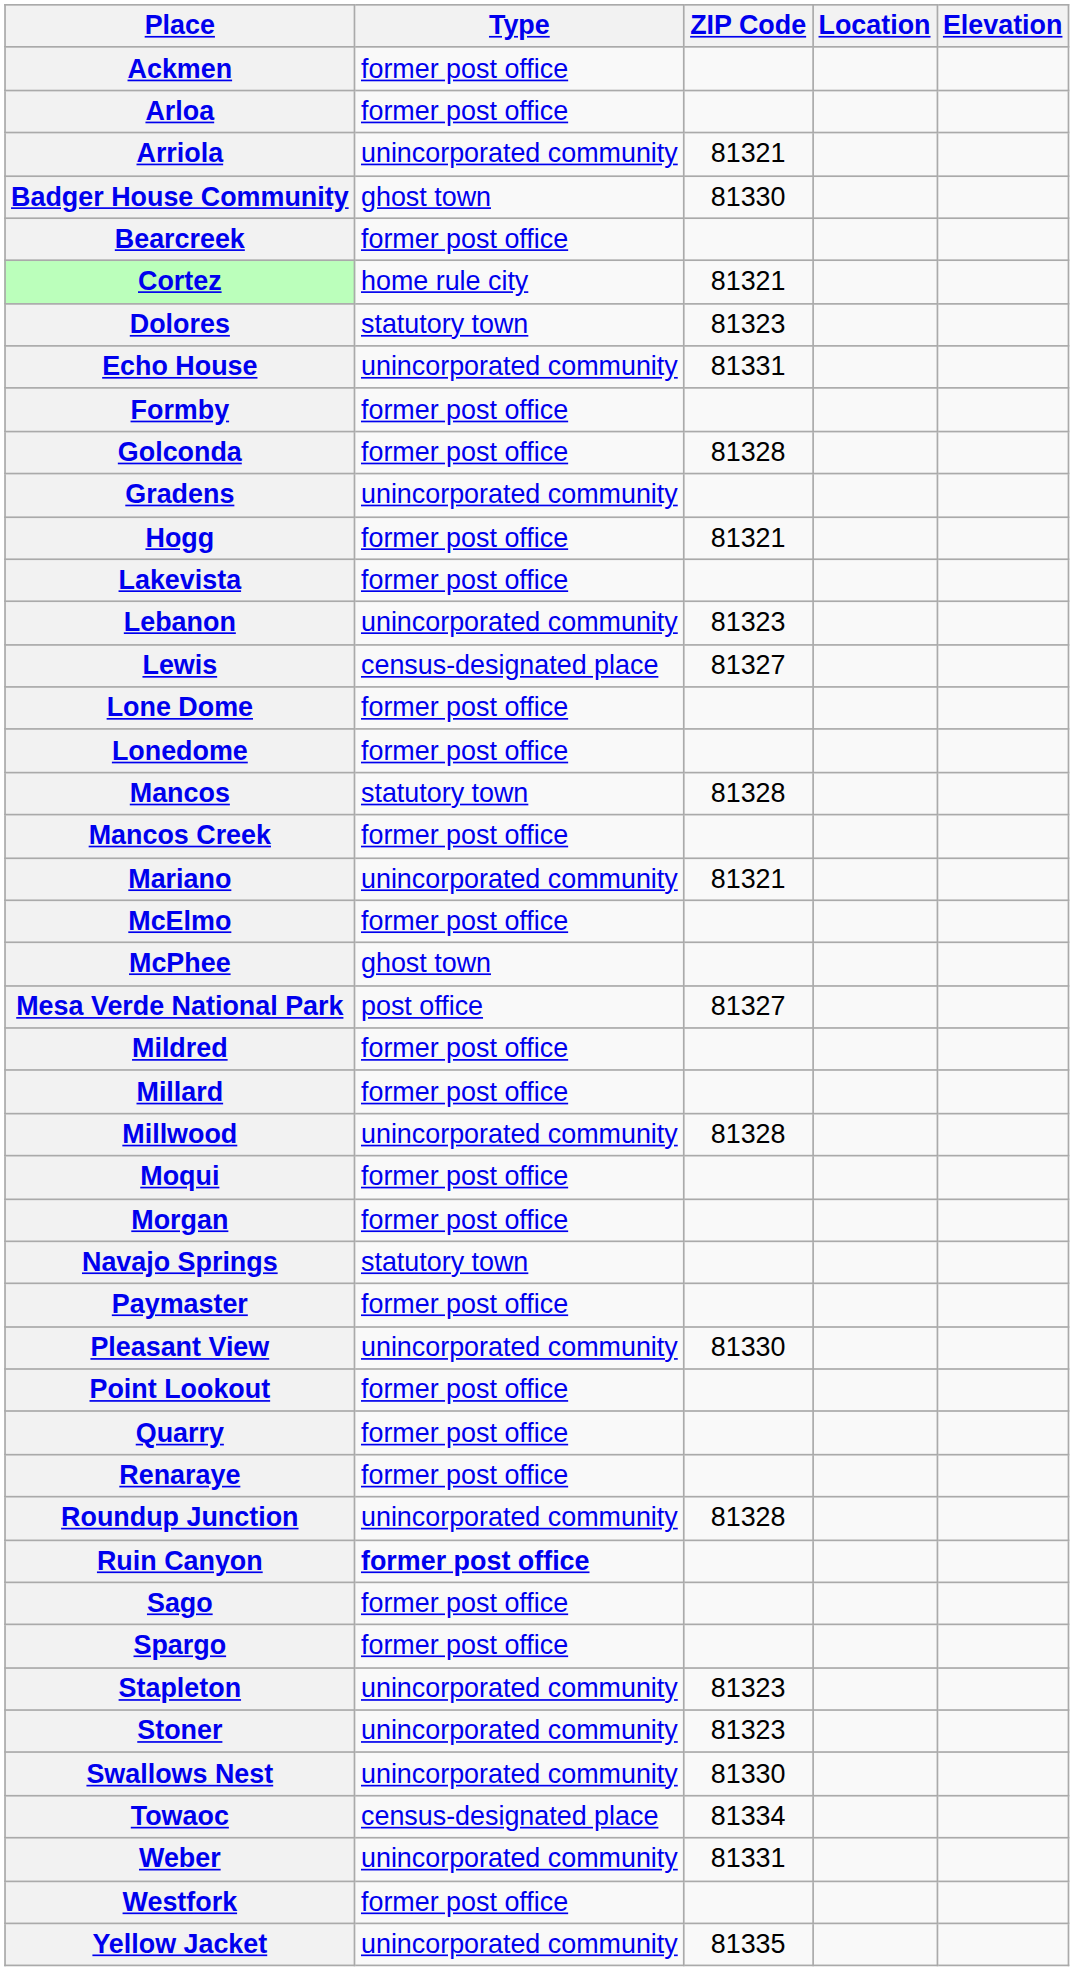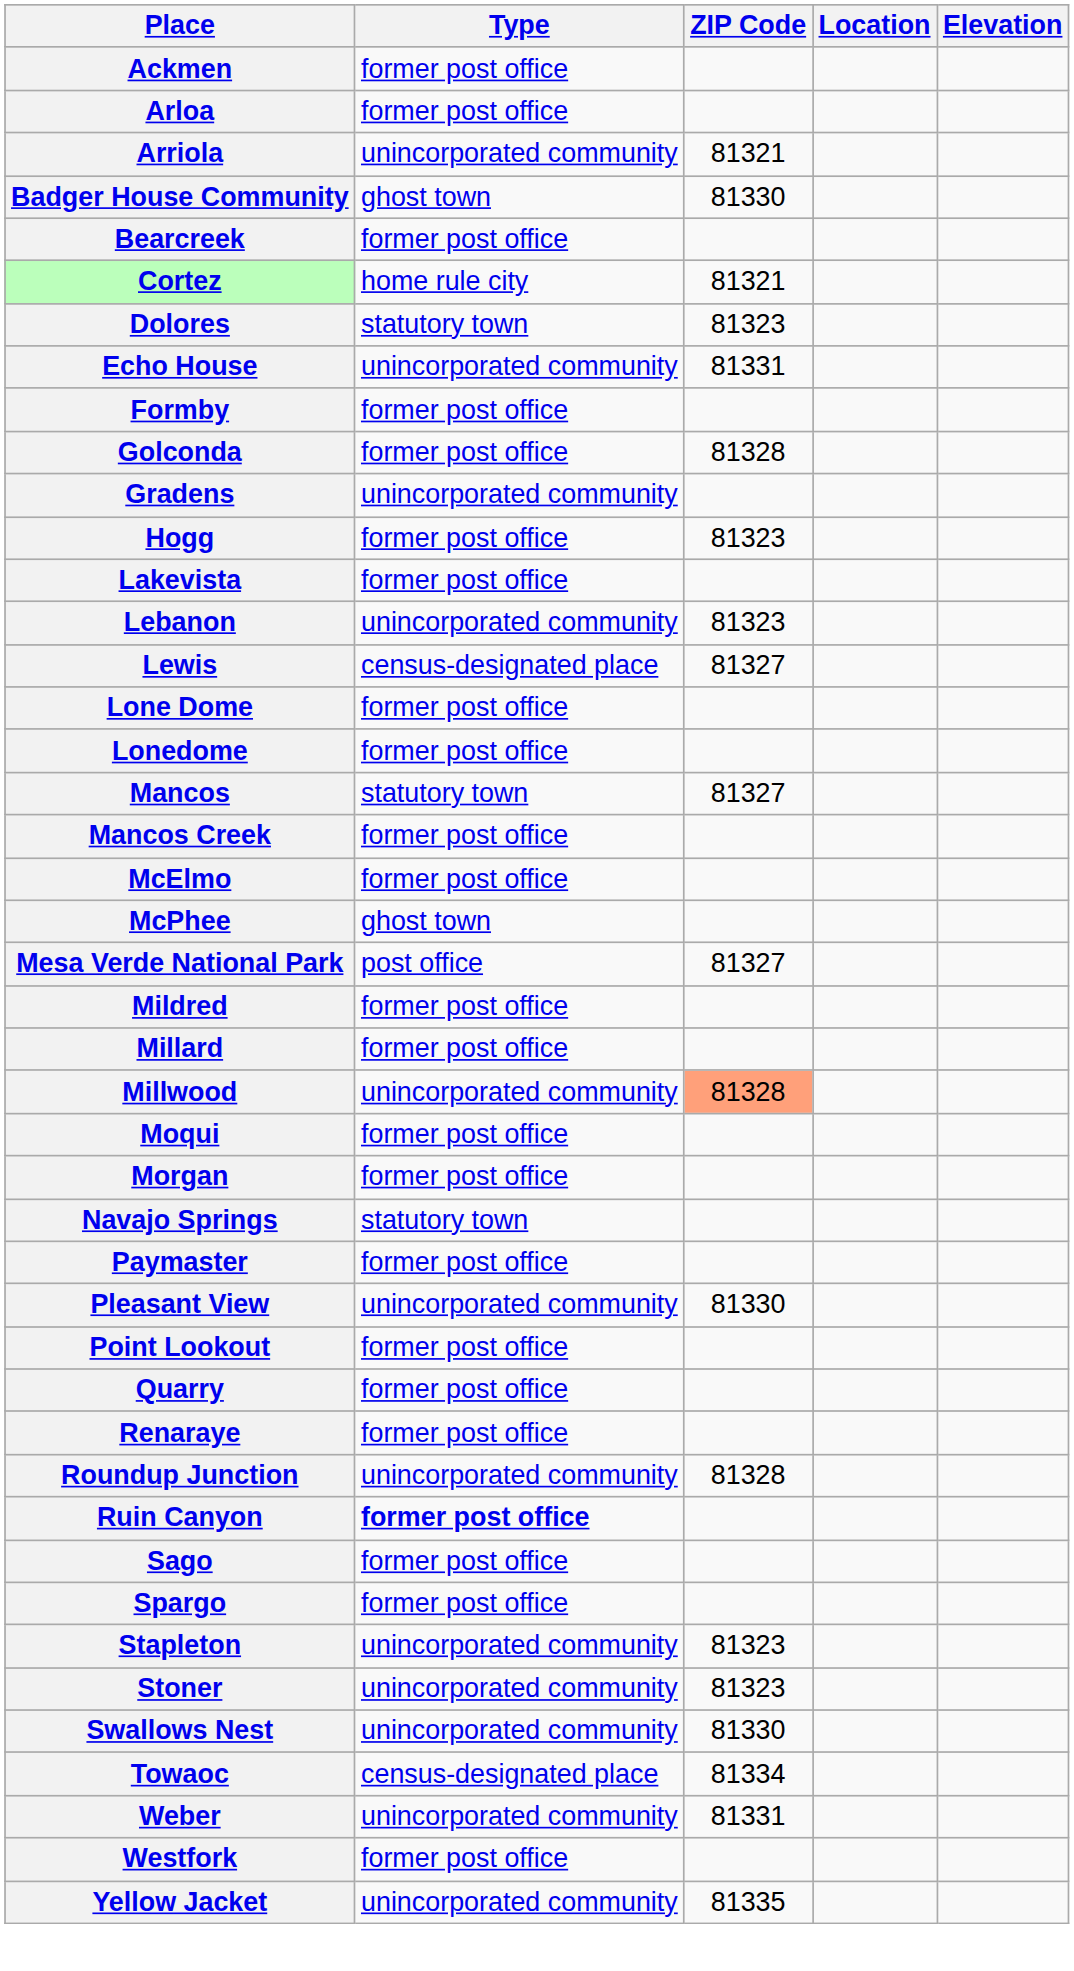(748, 537) 81321 -> (748, 537) 81323
(748, 793) 81328 -> (748, 793) 81327
- row: (180, 878)
(748, 1134) no background -> (748, 1091) lightsalmon background
